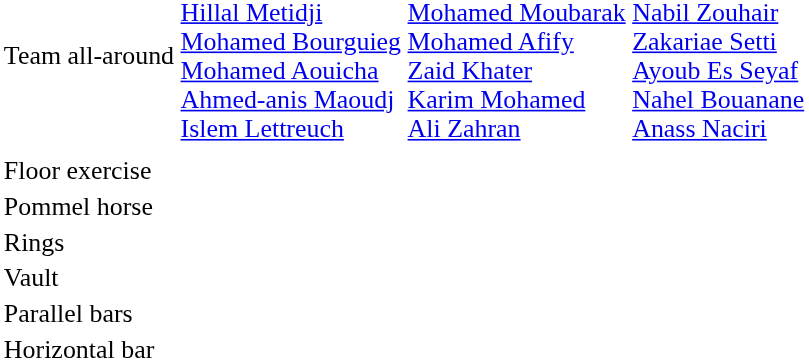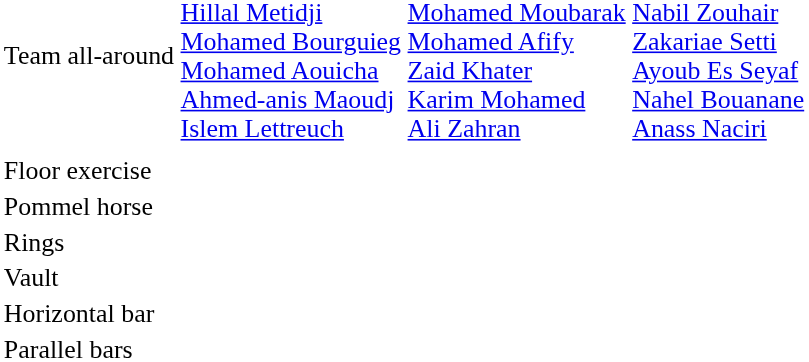rows swapped: (68, 313) <-> (79, 349)
